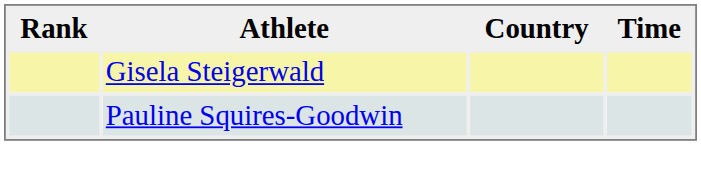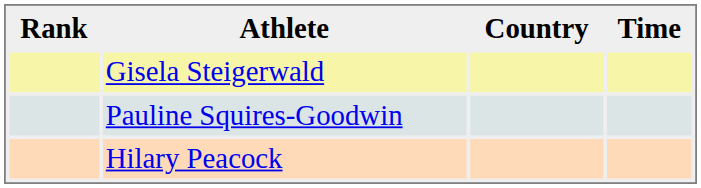+ row: (194, 158)
